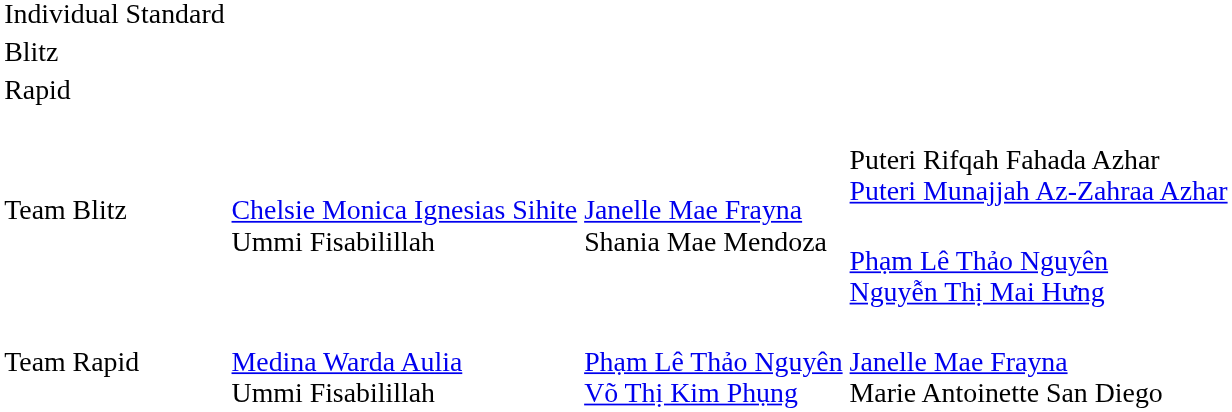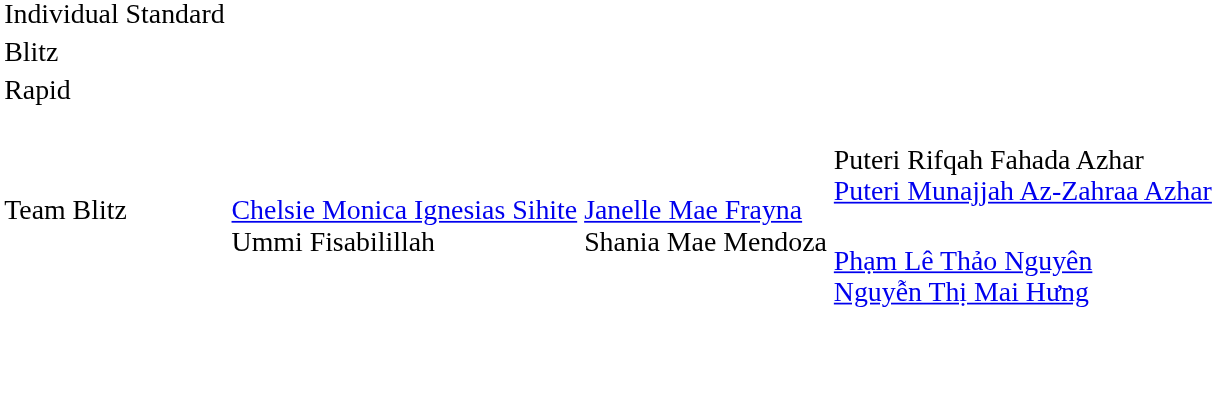- row: (72, 361)
